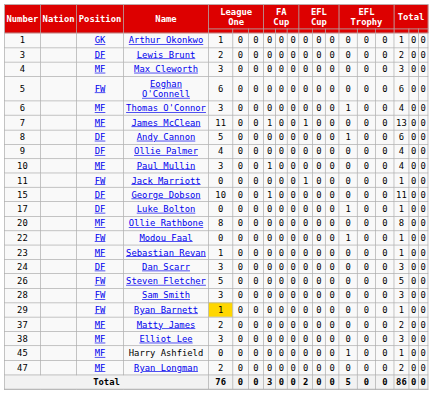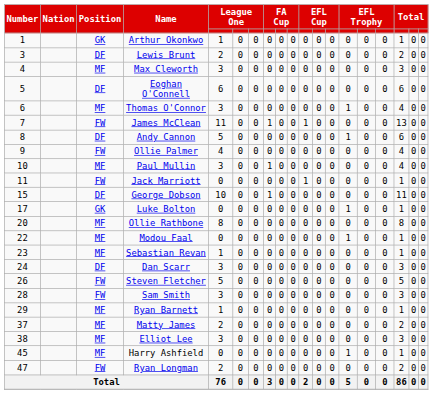(100, 89) FW -> (100, 89) DF
(100, 123) MF -> (100, 123) FW
(100, 151) DF -> (100, 151) FW
(100, 209) DF -> (100, 209) GK
(100, 238) FW -> (100, 238) MF
(100, 310) FW -> (100, 310) MF
(221, 310) gold background -> (221, 310) no background
(100, 368) MF -> (100, 368) FW
